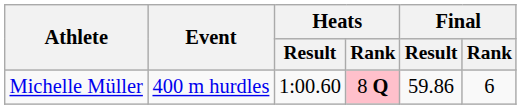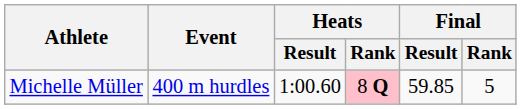(431, 87) 59.86 -> (431, 87) 59.85
(489, 87) 6 -> (489, 87) 5
